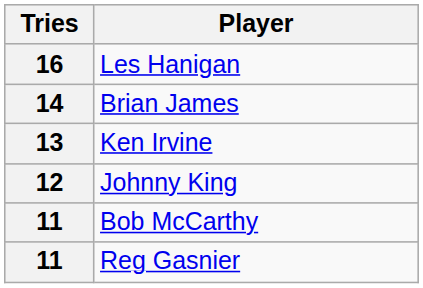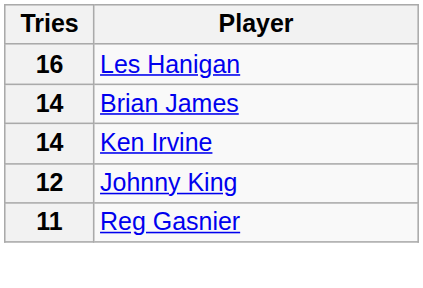(50, 143) 13 -> (50, 143) 14
- row: (179, 222)
